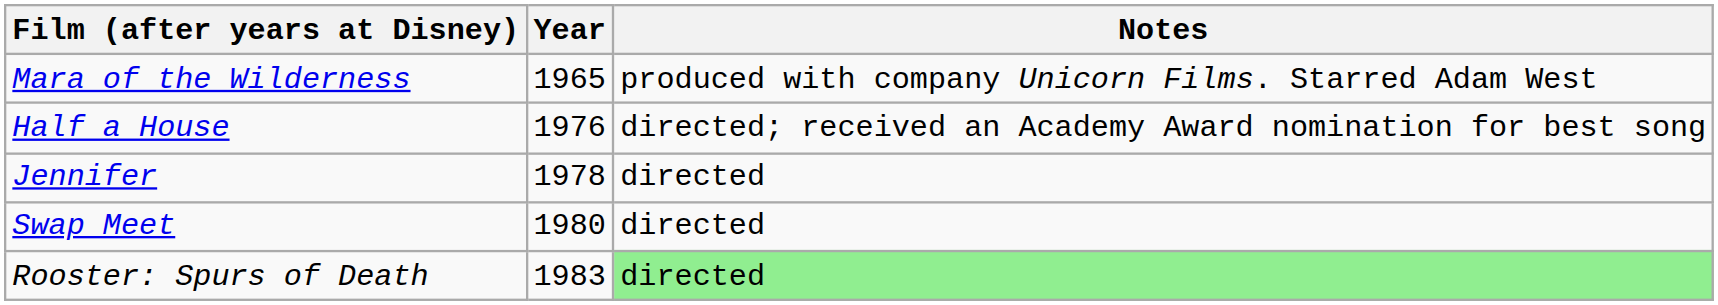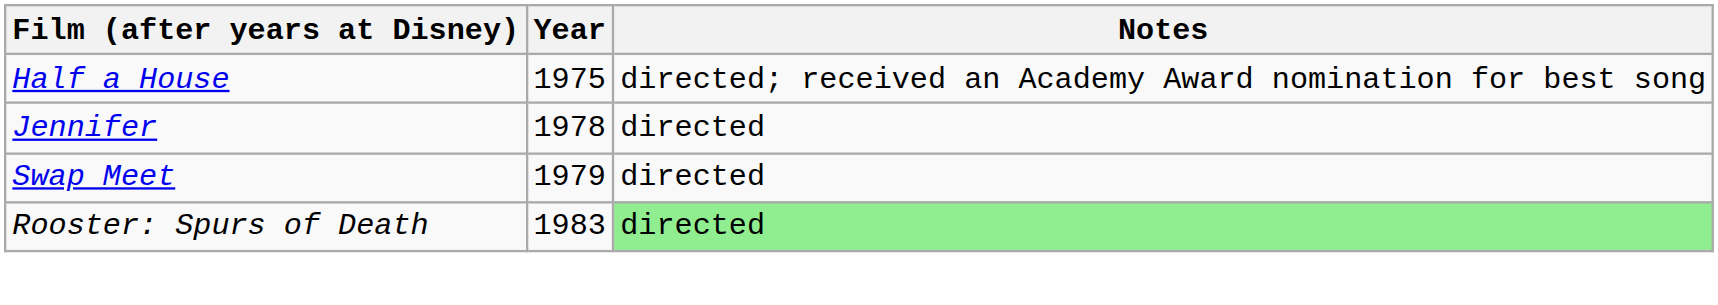- row: (211, 79)
(570, 128) 1976 -> (570, 79) 1975
(570, 226) 1980 -> (570, 177) 1979
